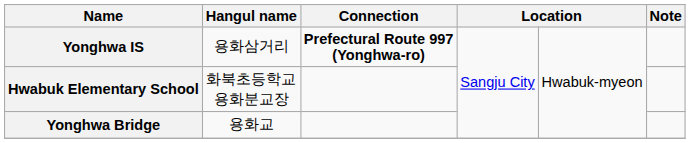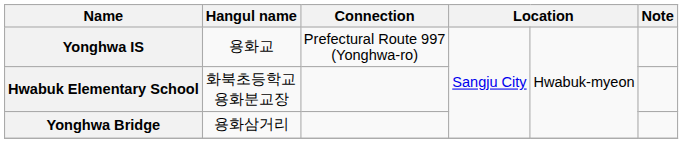(251, 46) 용화삼거리 -> (251, 46) 용화교
(379, 47) bold -> (375, 47) normal
(251, 124) 용화교 -> (251, 124) 용화삼거리
